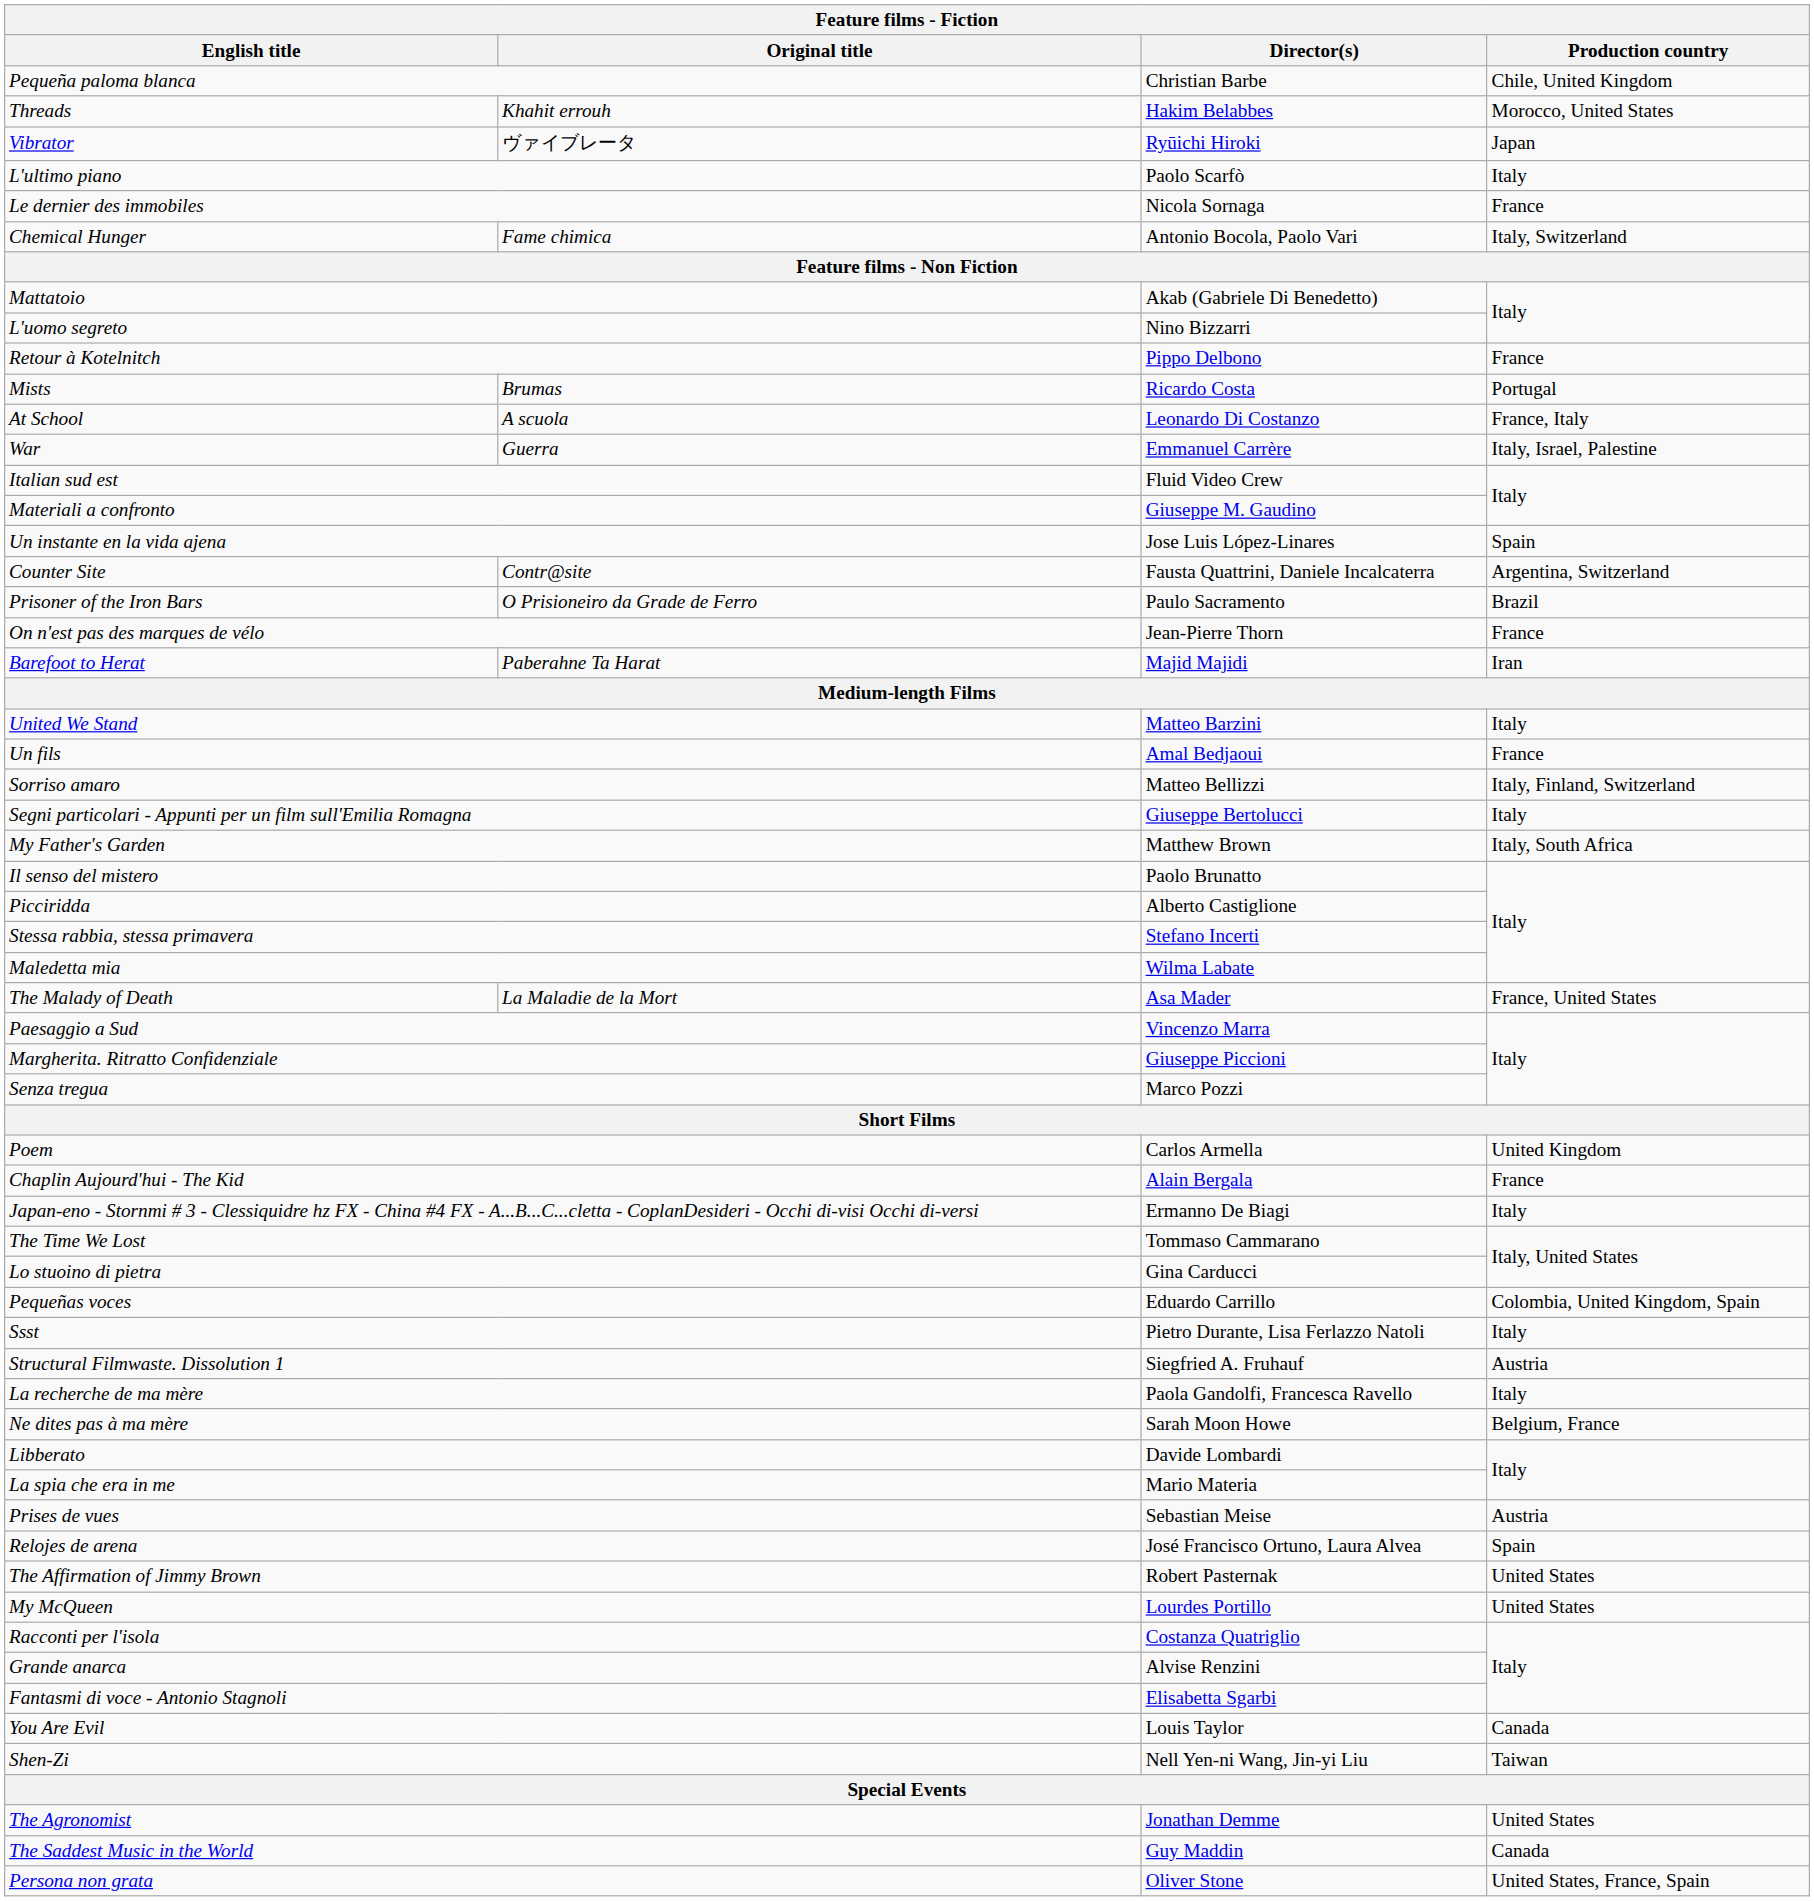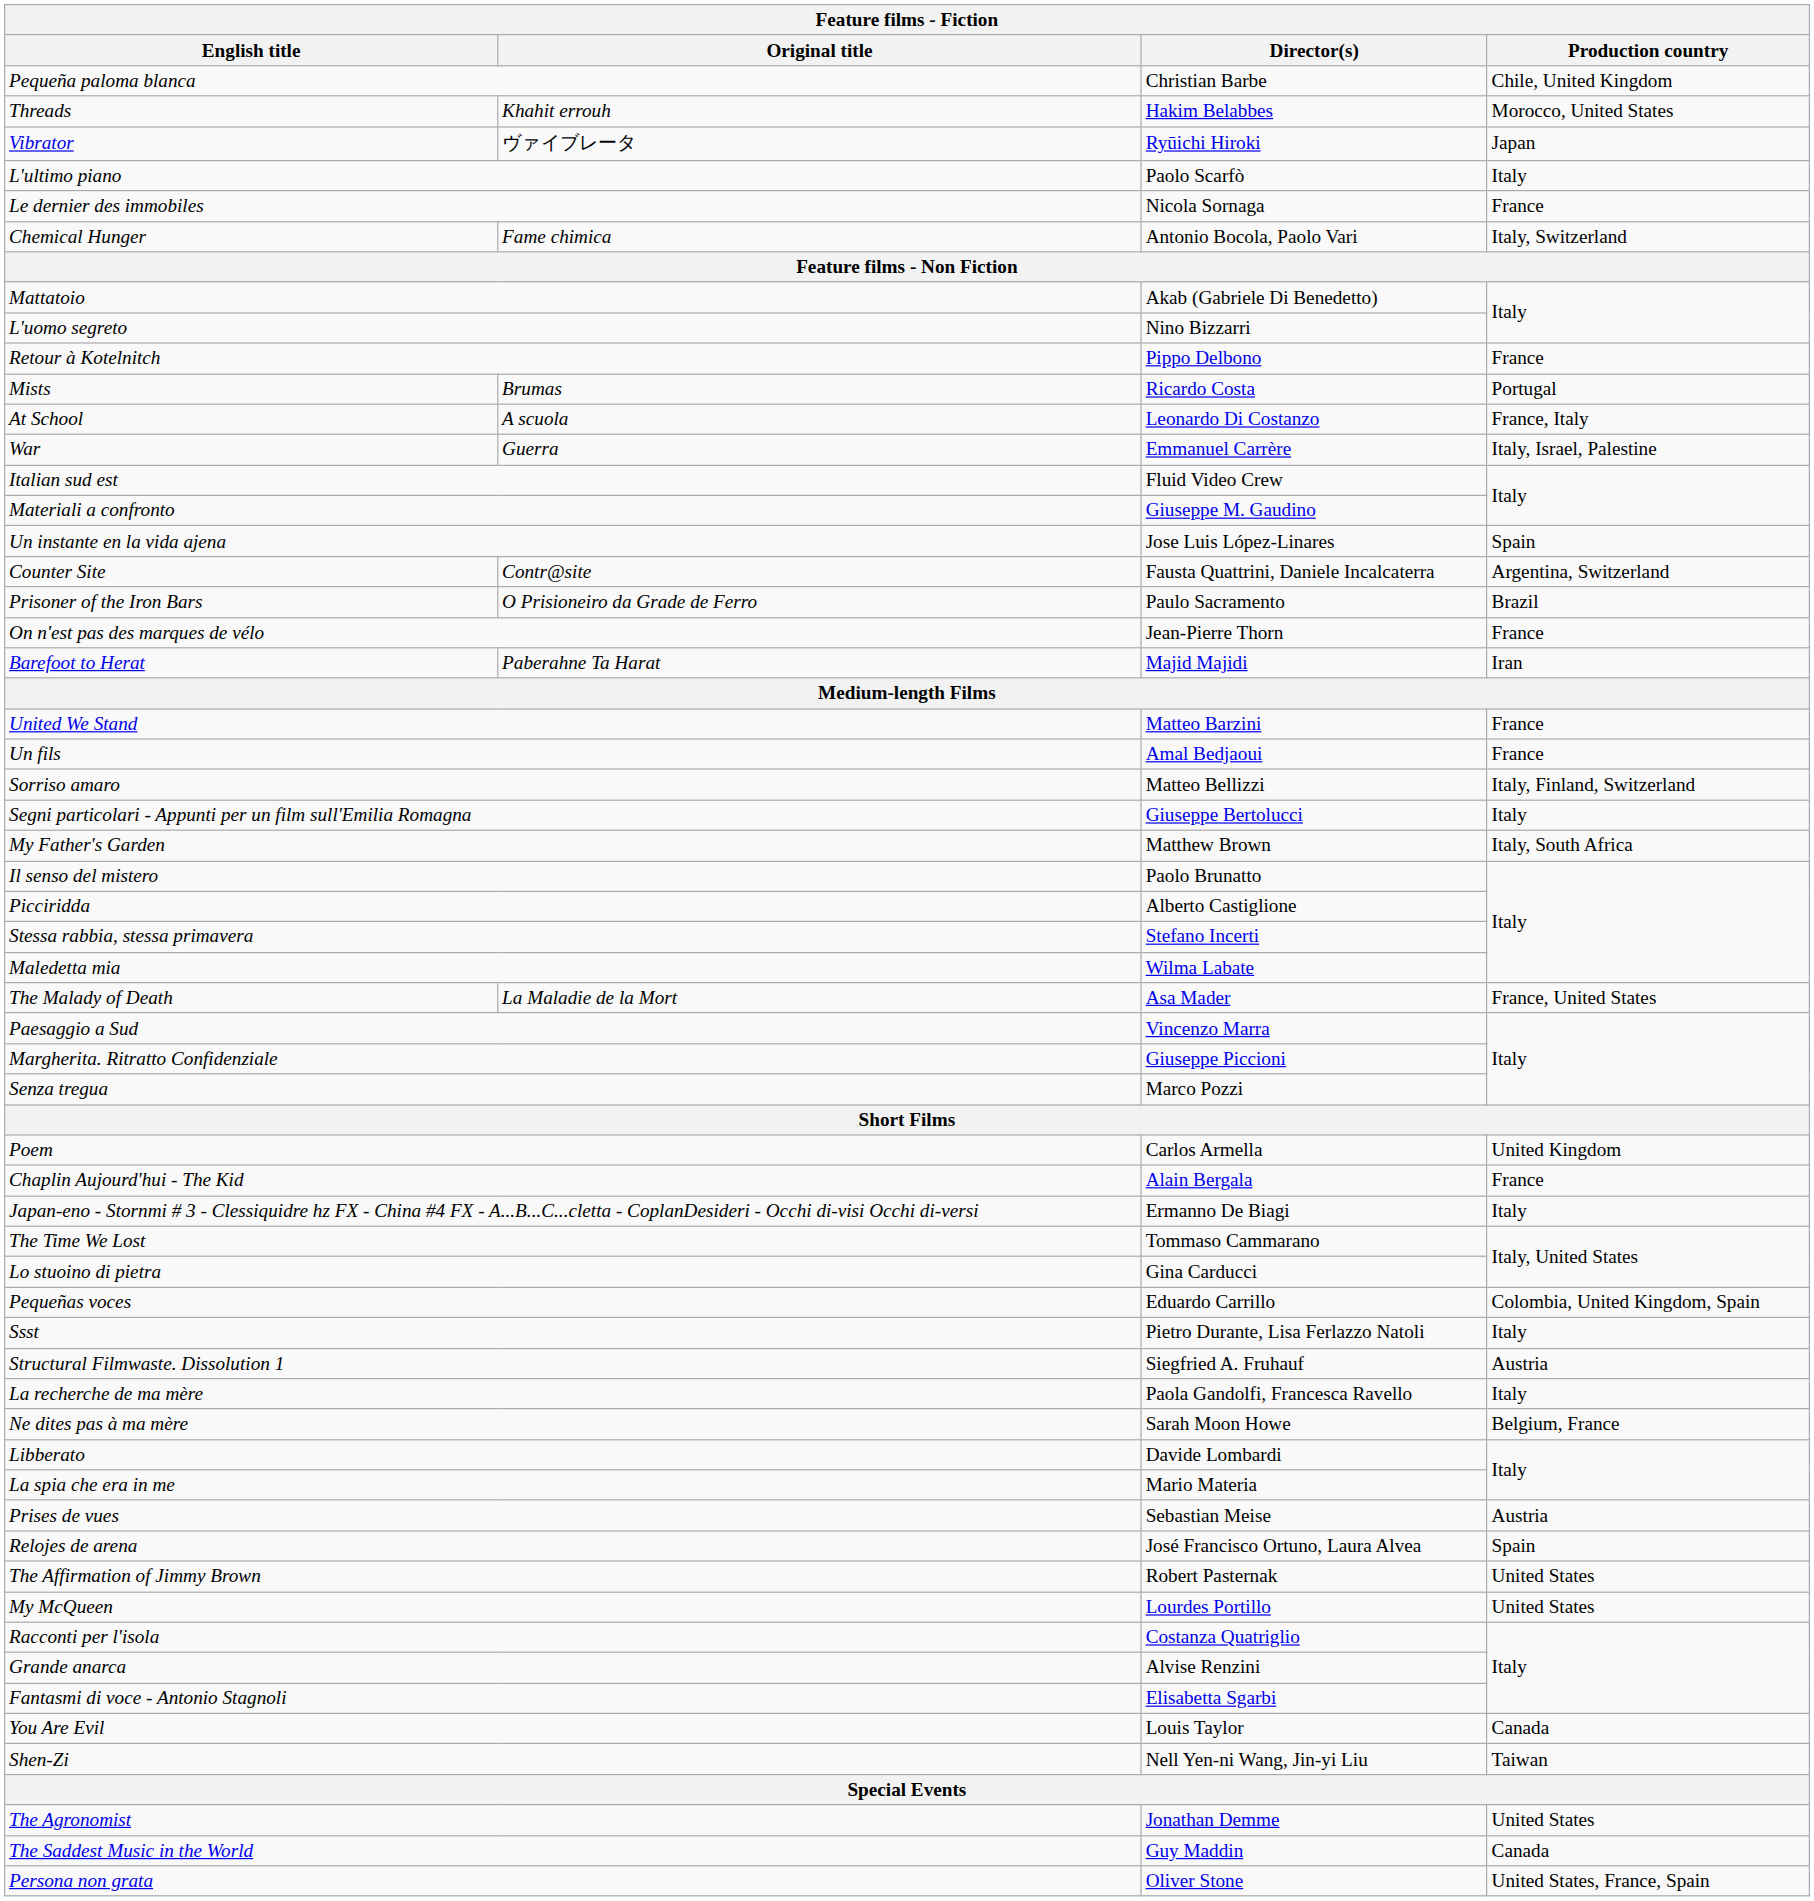(1509, 723) Italy -> (1518, 723) France
